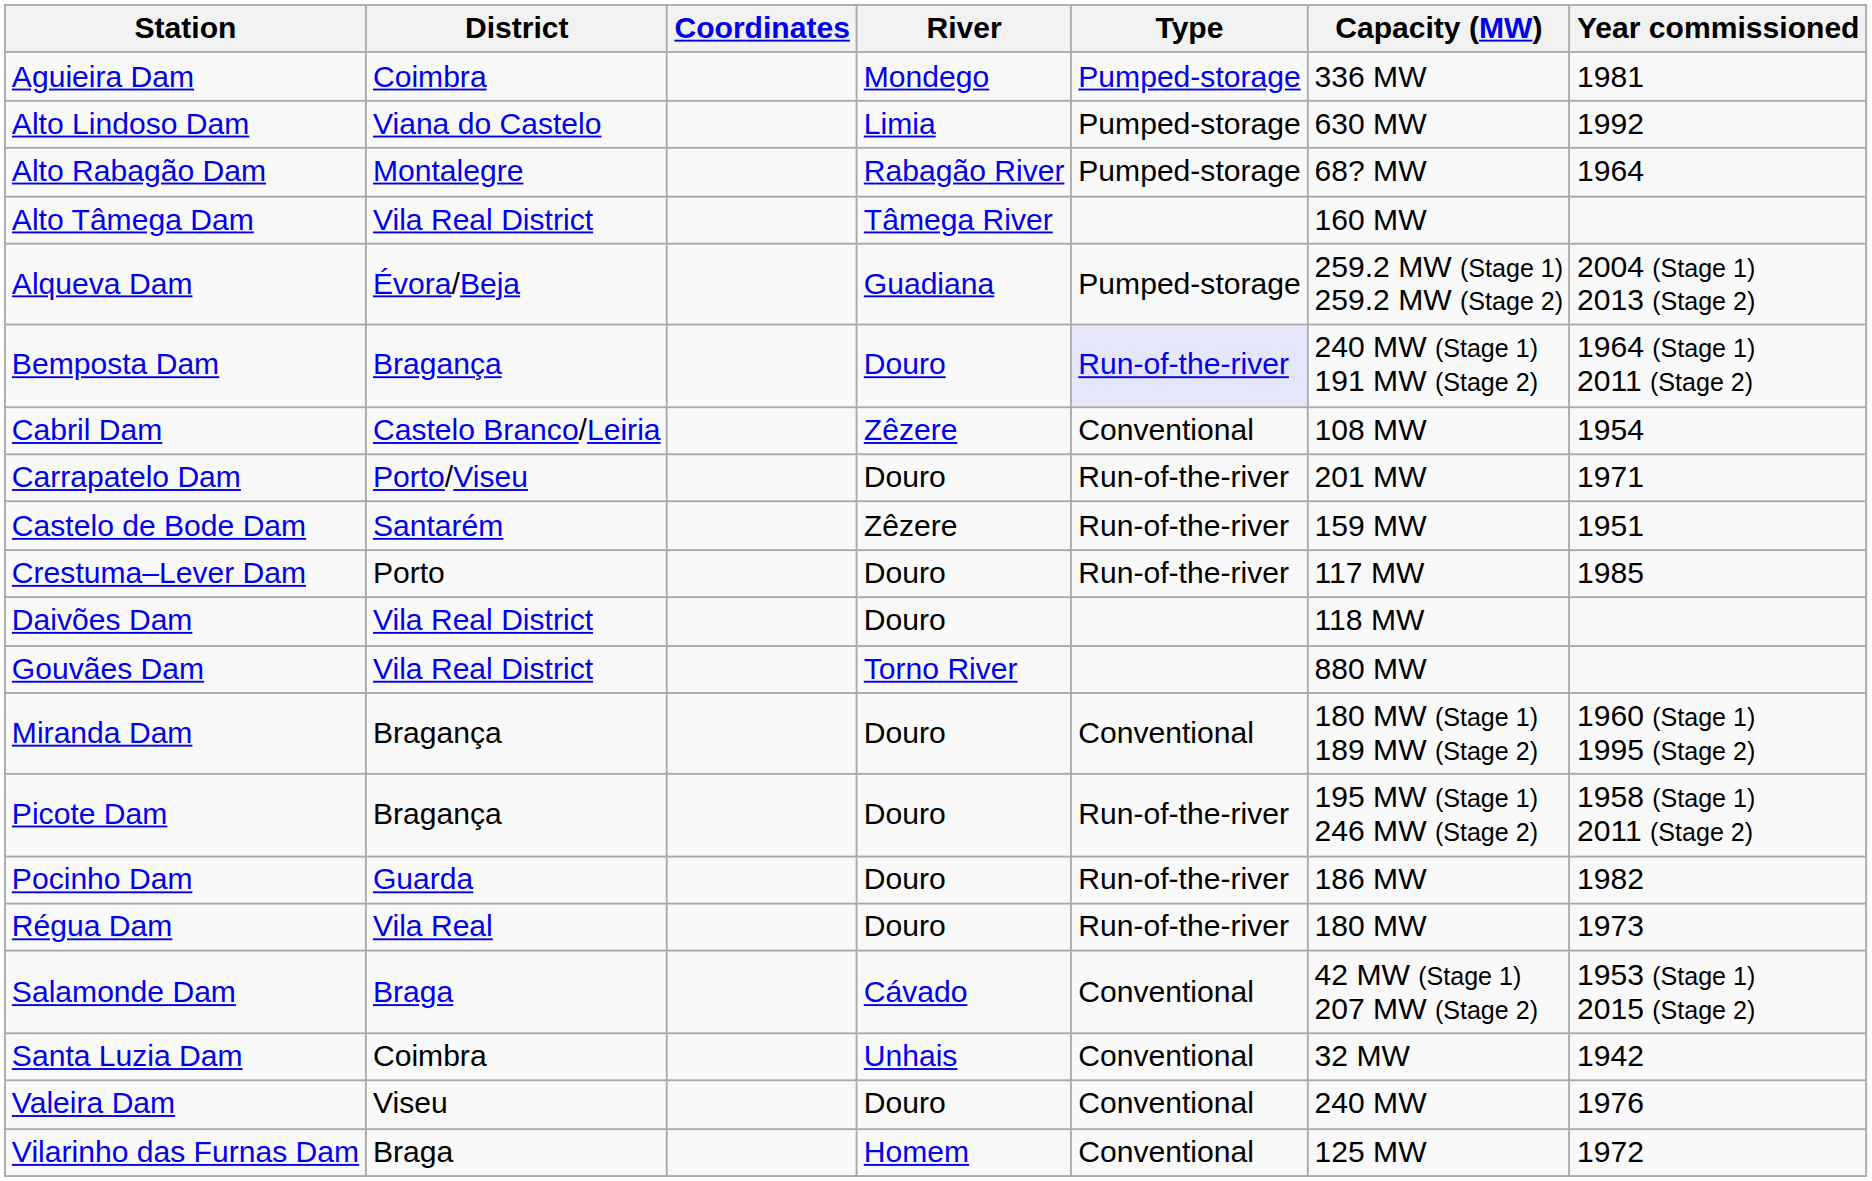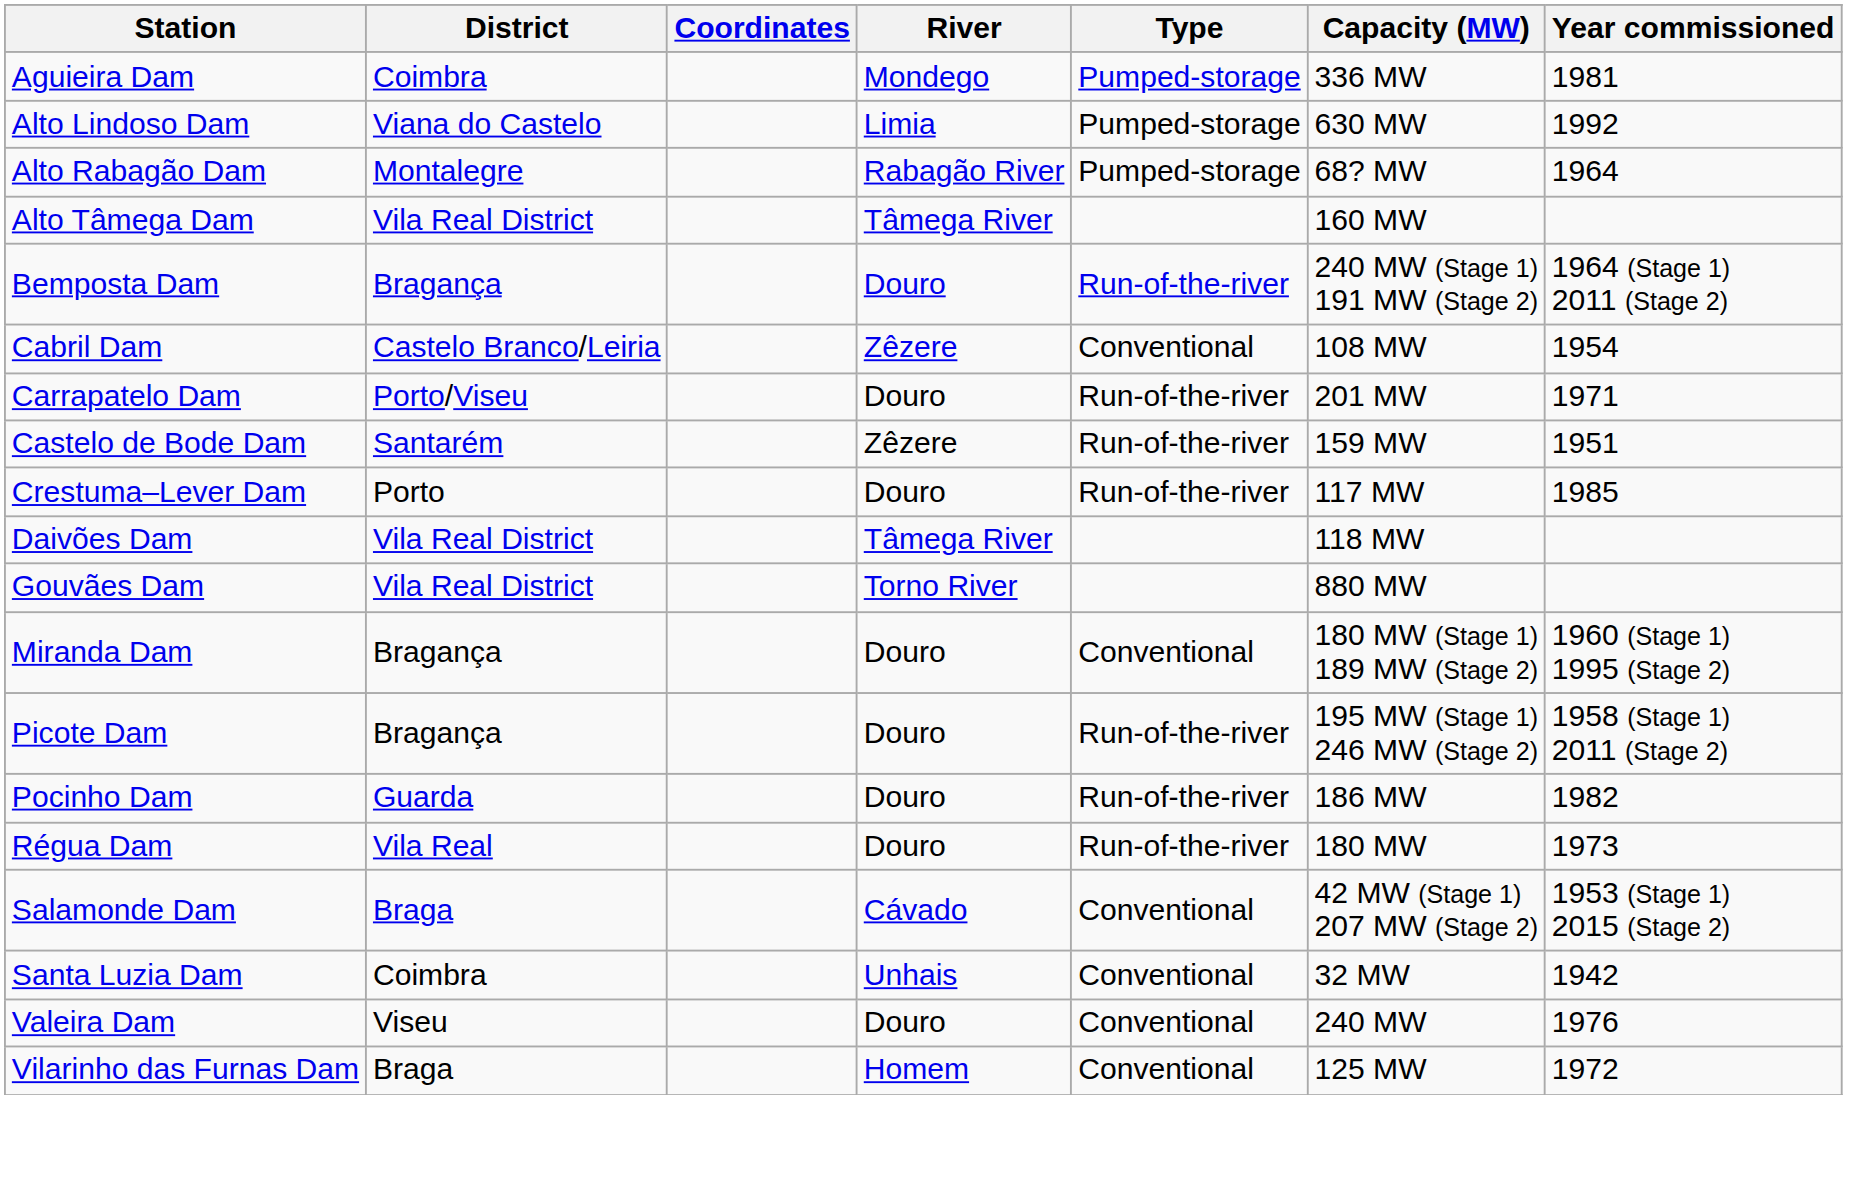- row: (102, 283)
(1184, 365) lavender background -> (1184, 283) no background
(905, 620) Douro -> (958, 539) Tâmega River
